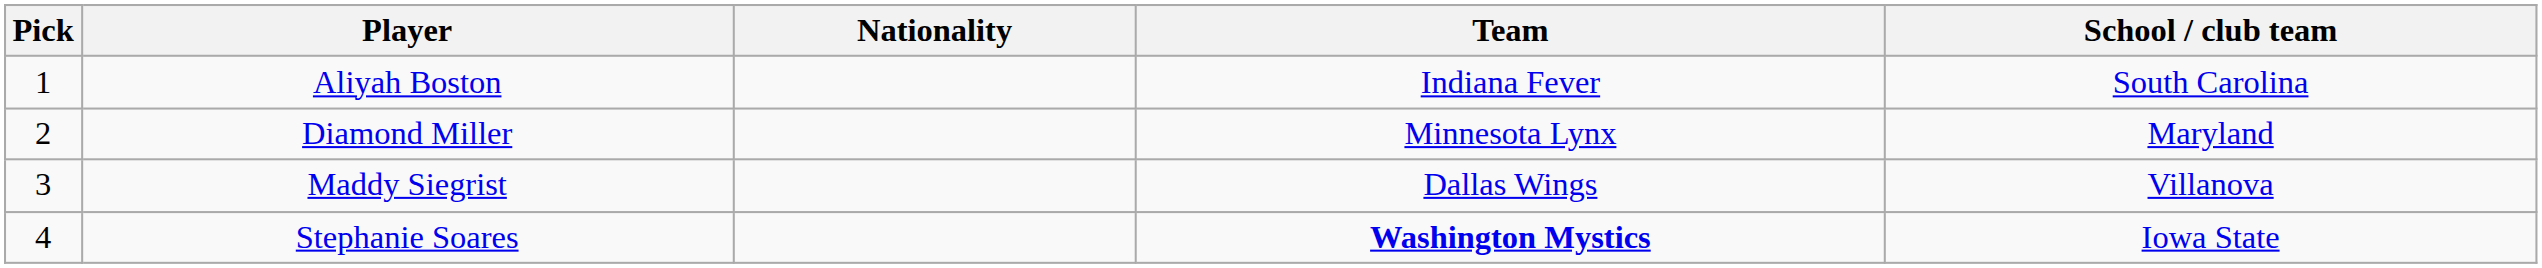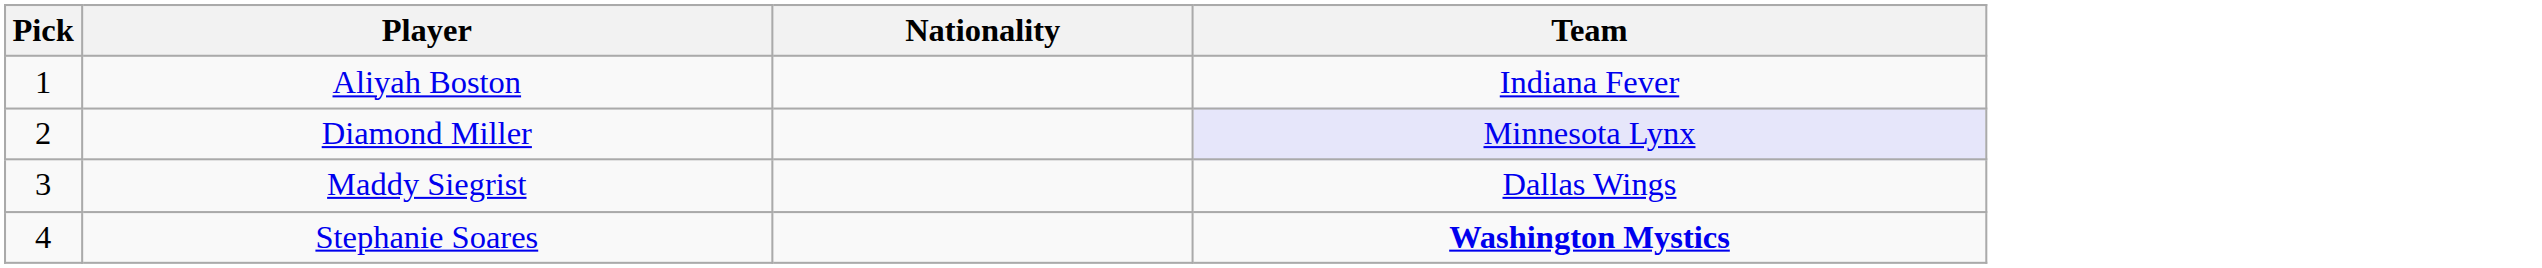- column: (2211, 30)
(1510, 133) no background -> (1589, 133) lavender background
